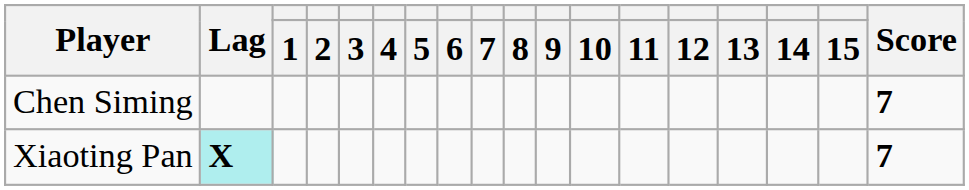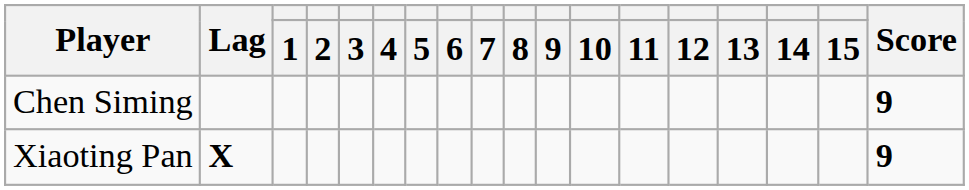(884, 101) 7 -> (884, 101) 9
(221, 156) paleturquoise background -> (221, 156) no background
(884, 156) 7 -> (884, 156) 9
